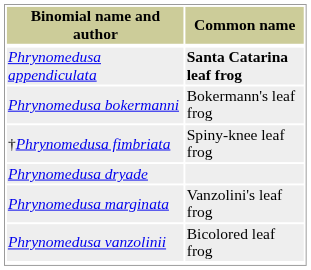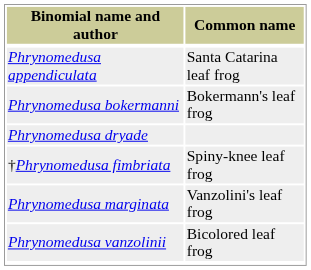(237, 66) bold -> (232, 66) normal
rows swapped: (78, 173) <-> (89, 143)
